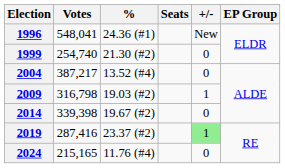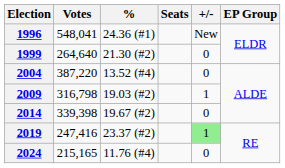(77, 53) 254,740 -> (77, 53) 264,640
(77, 73) 387,217 -> (77, 73) 387,220
(77, 133) 287,416 -> (77, 133) 247,416
